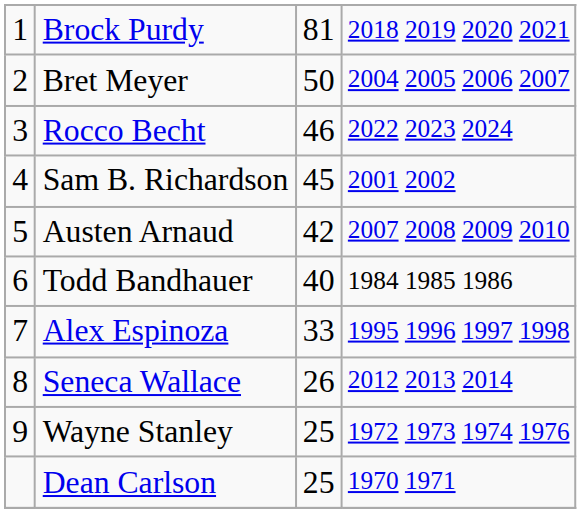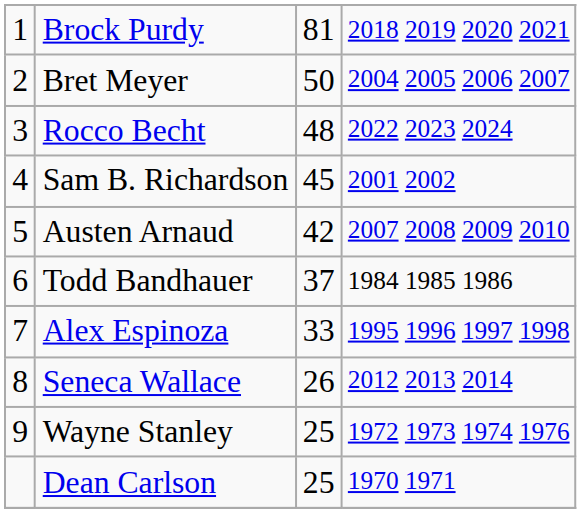(319, 130) 46 -> (319, 130) 48
(319, 280) 40 -> (319, 280) 37
